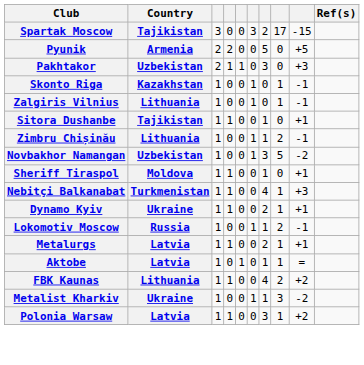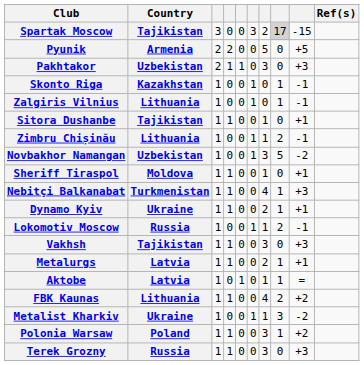(280, 31) no background -> (280, 31) lightgrey background
+ row: (66, 245)
(170, 316) Latvia -> (170, 334) Poland
+ row: (66, 351)
